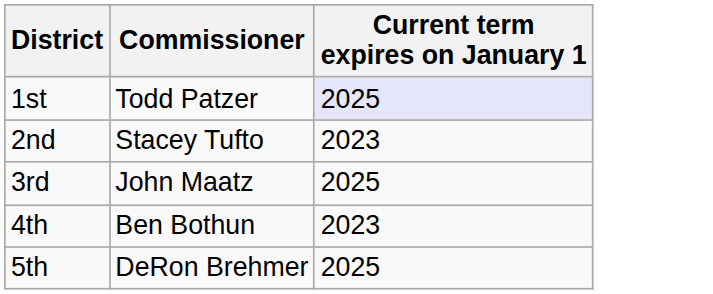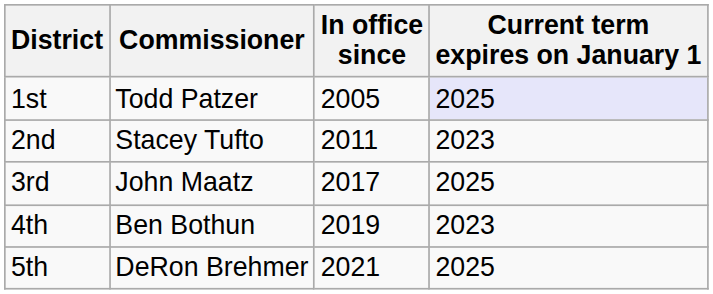+ column: (372, 40)
